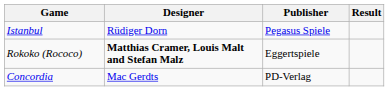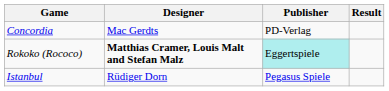rows swapped: (25, 30) <-> (30, 77)
(292, 53) no background -> (292, 53) paleturquoise background
